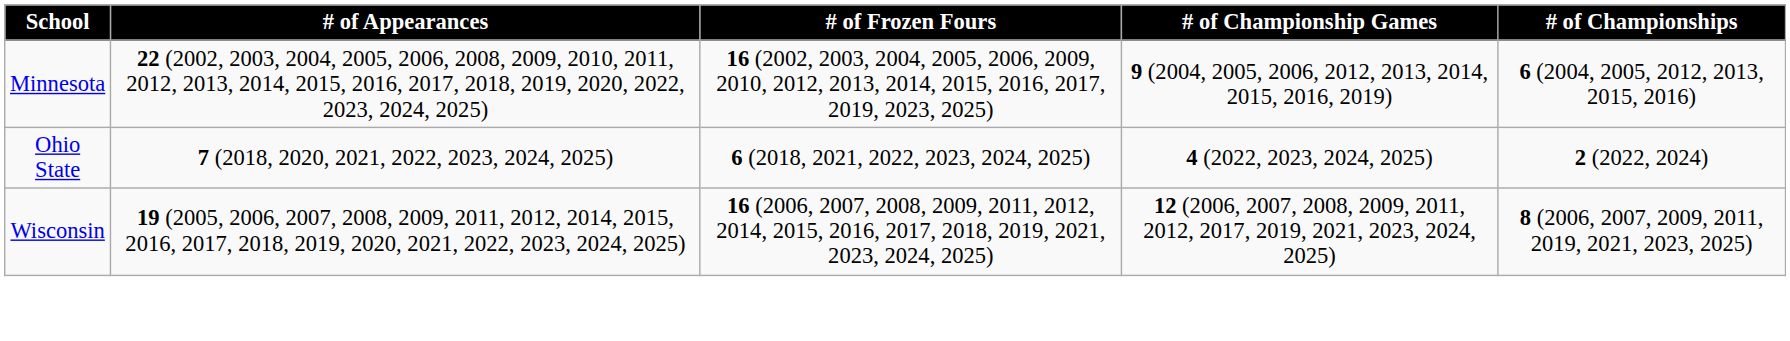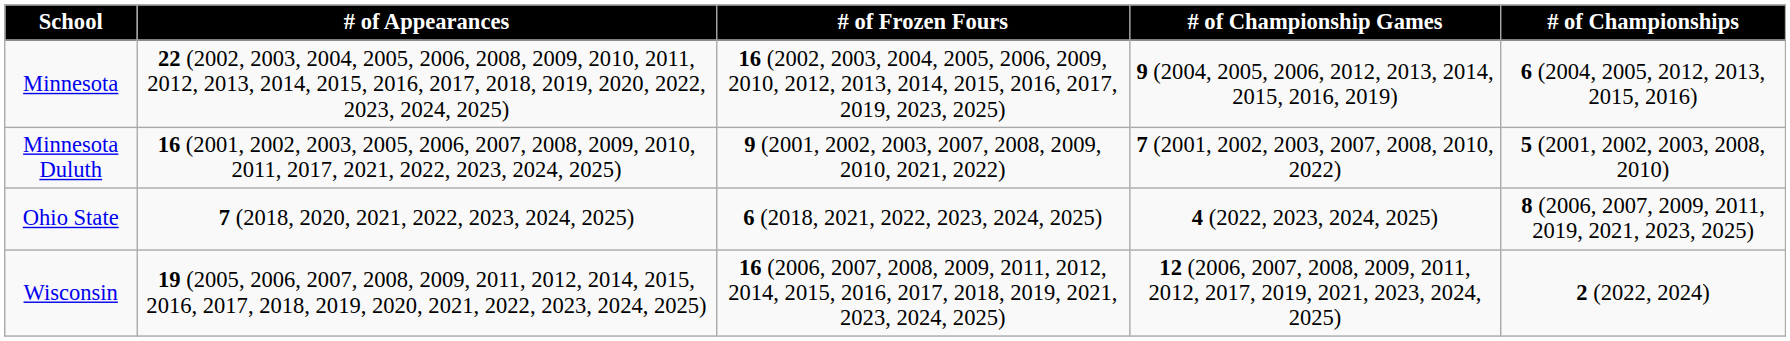+ row: (71, 157)
(1642, 157) 2 (2022, 2024) -> (1643, 218) 8 (2006, 2007, 2009, 2011, 2019, 2021, 2023, 2025)
(1642, 231) 8 (2006, 2007, 2009, 2011, 2019, 2021, 2023, 2025) -> (1643, 292) 2 (2022, 2024)
